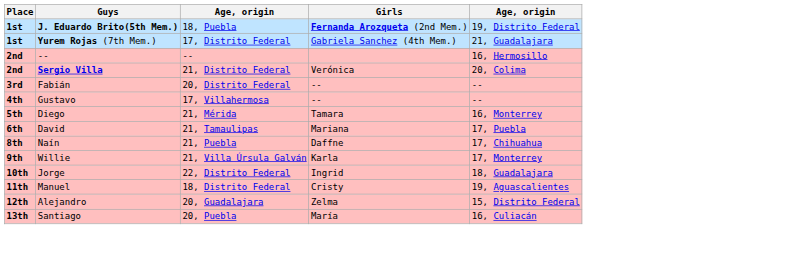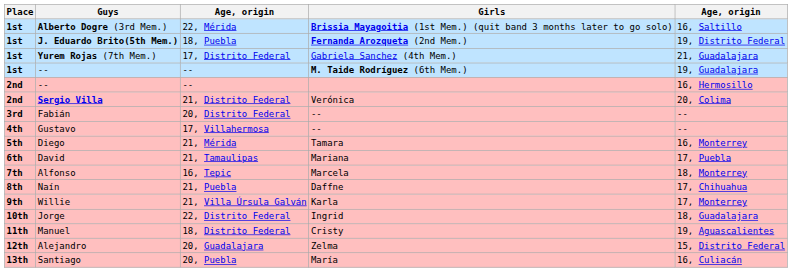+ row: (103, 26)
+ row: (43, 70)
+ row: (57, 172)
